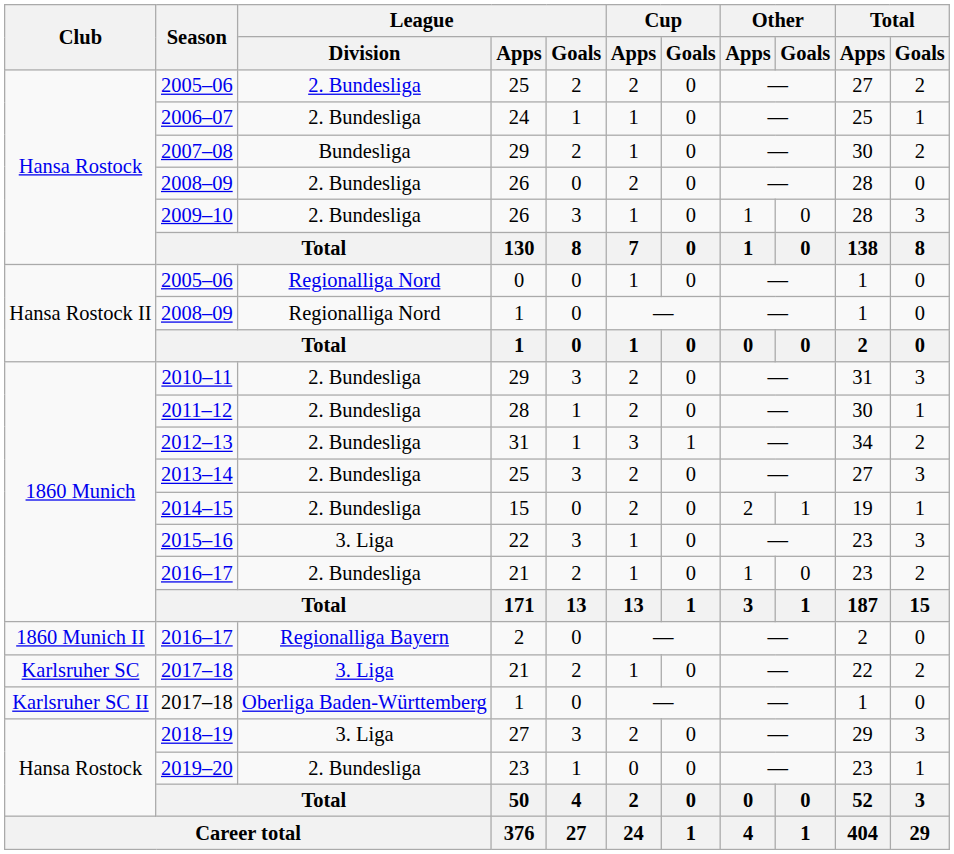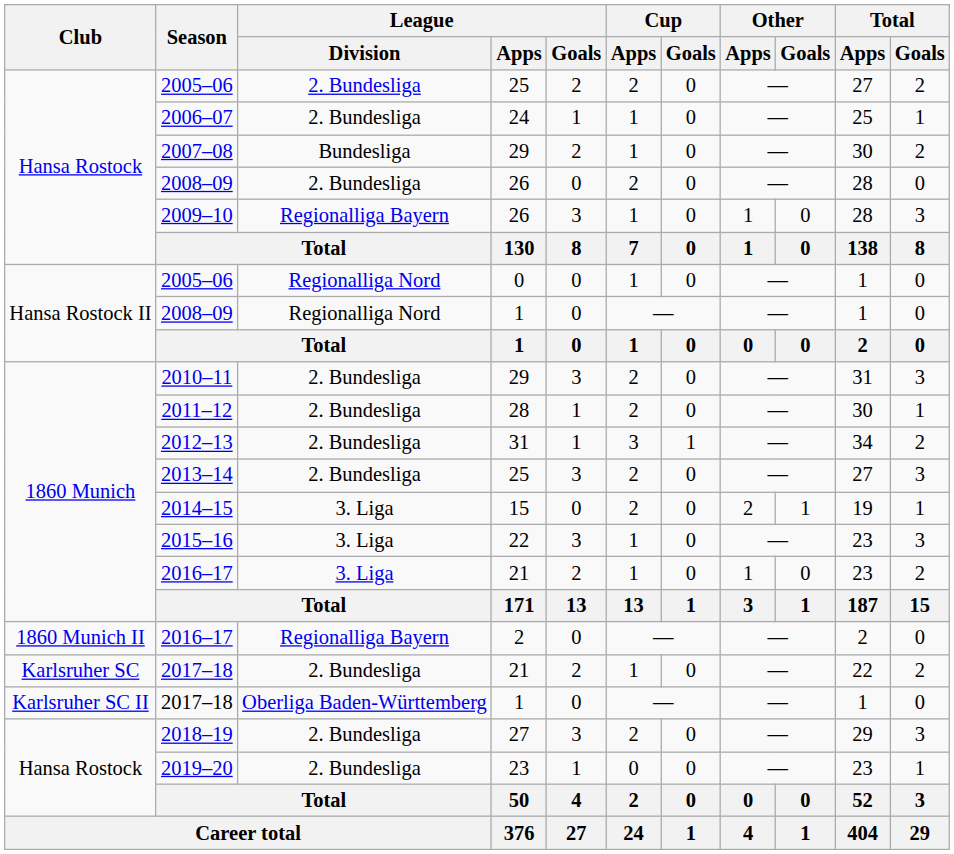(364, 215) 2. Bundesliga -> (364, 215) Regionalliga Bayern
(364, 507) 2. Bundesliga -> (364, 507) 3. Liga
(364, 572) 2. Bundesliga -> (364, 572) 3. Liga
(364, 670) 3. Liga -> (364, 670) 2. Bundesliga
(364, 735) 3. Liga -> (364, 735) 2. Bundesliga
